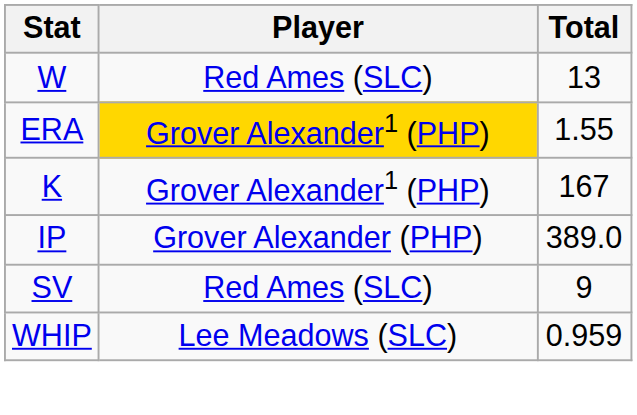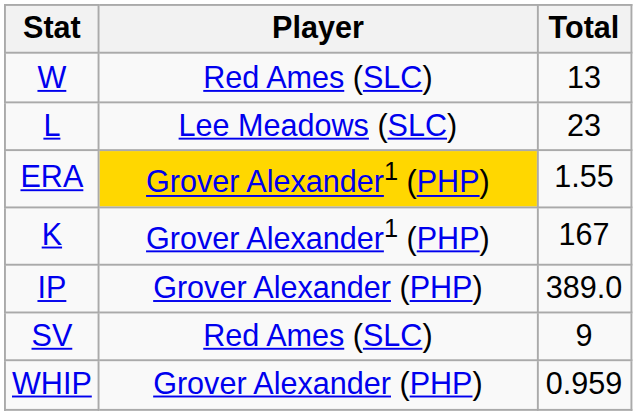+ row: (52, 125)
(318, 336) Lee Meadows (SLC) -> (318, 384) Grover Alexander (PHP)
